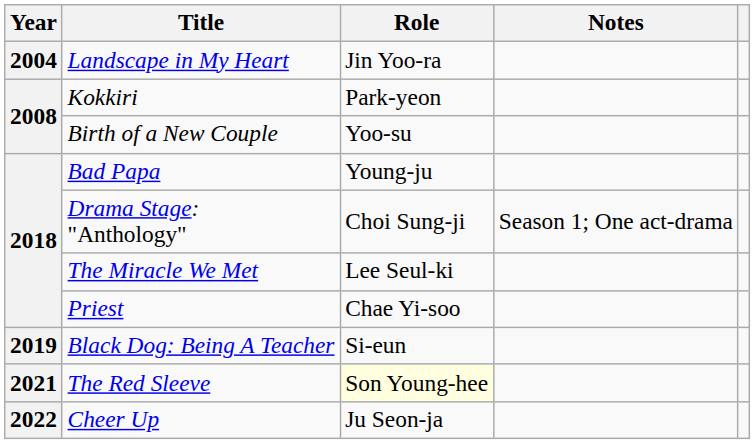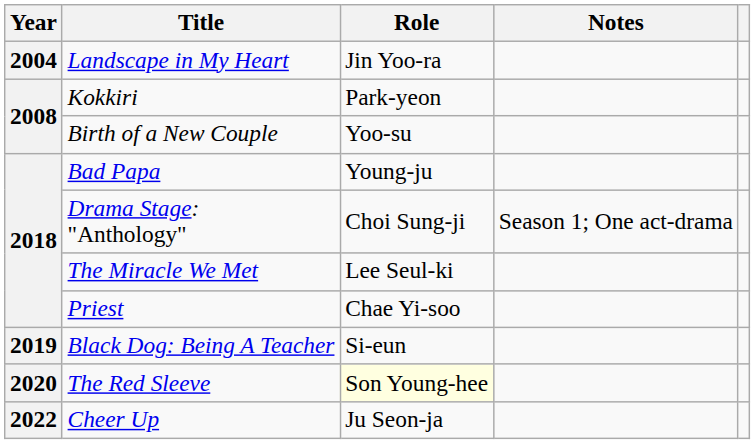(33, 382) 2021 -> (33, 382) 2020
